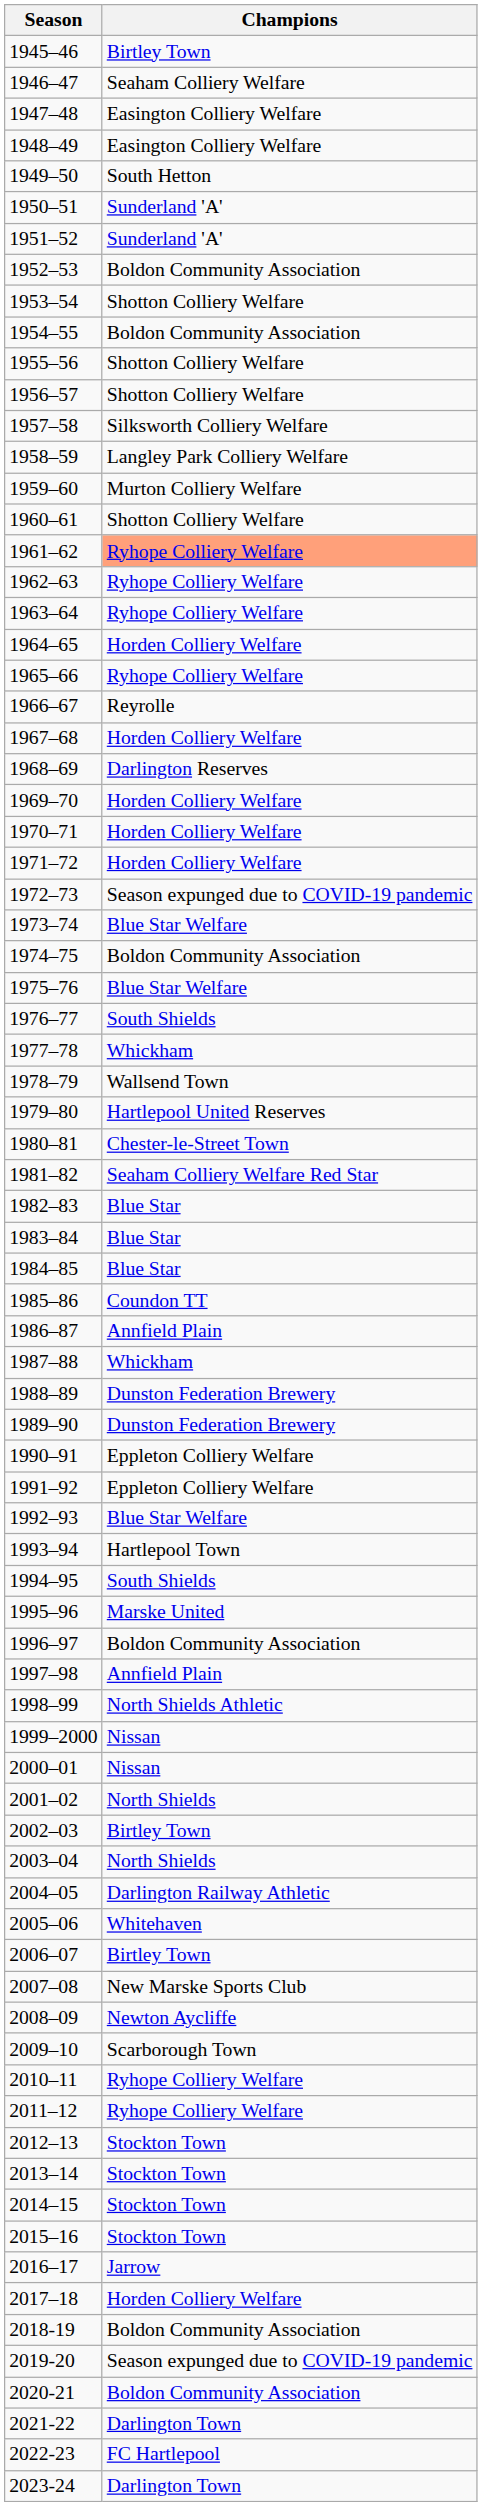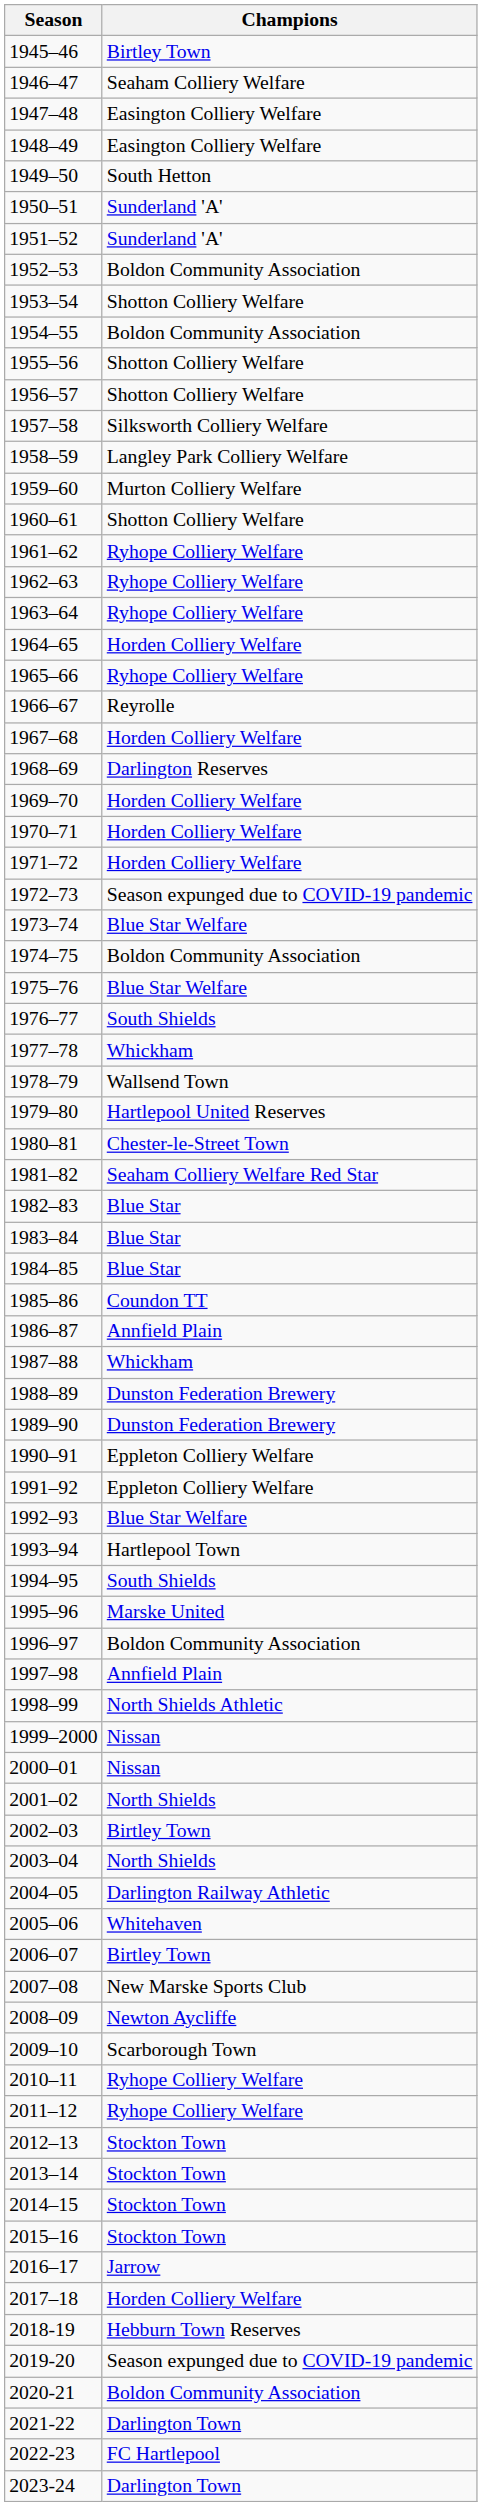(205, 550) lightsalmon background -> (205, 550) no background
(234, 2329) Boldon Community Association -> (204, 2329) Hebburn Town Reserves
